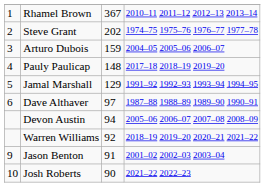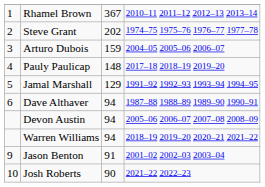(110, 102) 97 -> (110, 102) 94
(110, 137) 92 -> (110, 137) 94
